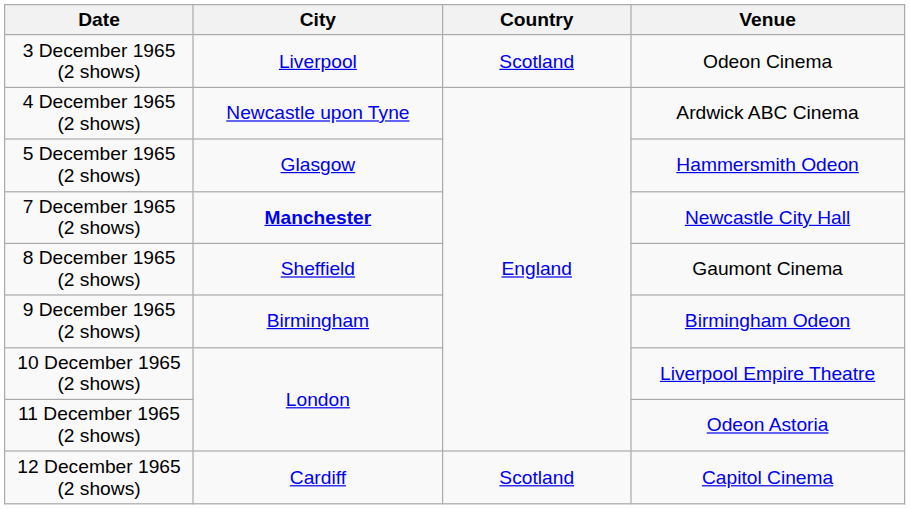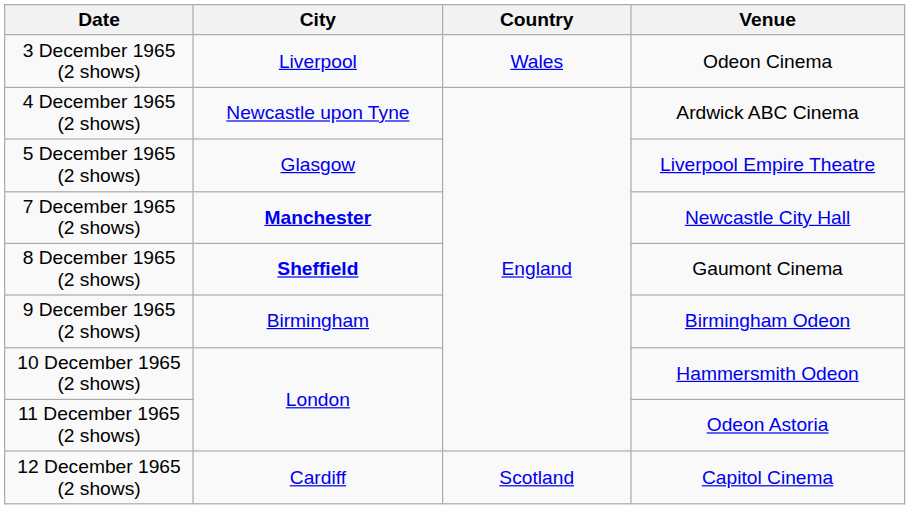(537, 60) Scotland -> (537, 60) Wales
(768, 165) Hammersmith Odeon -> (768, 165) Liverpool Empire Theatre
(318, 269) normal -> (318, 269) bold
(768, 373) Liverpool Empire Theatre -> (768, 373) Hammersmith Odeon
